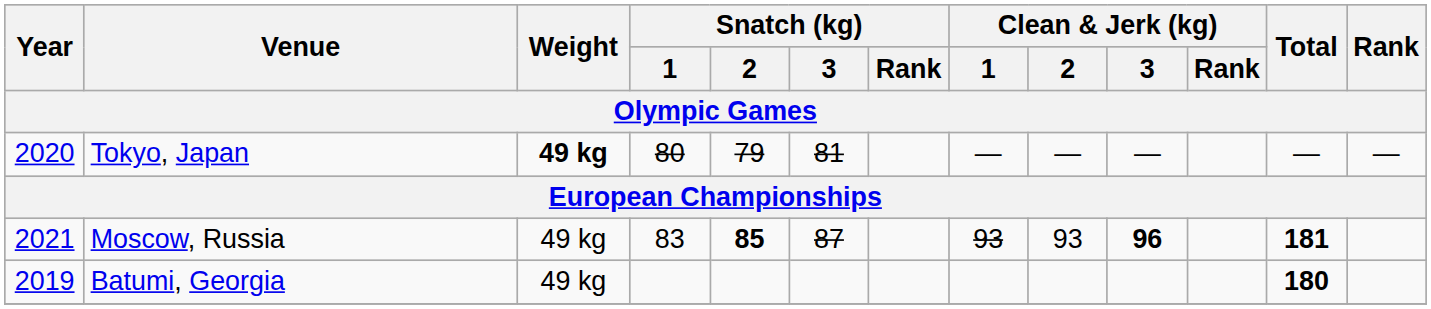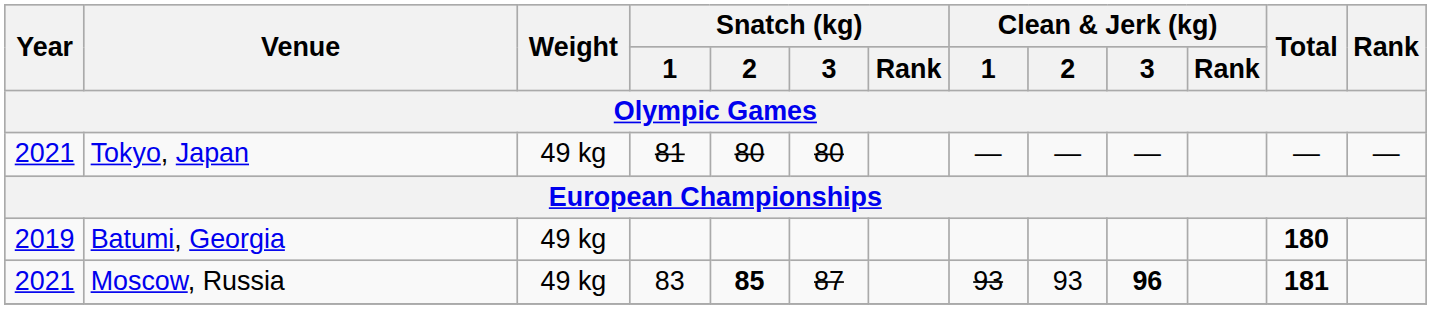(45, 153) 2020 -> (45, 153) 2021
(573, 153) bold -> (573, 153) normal
(670, 153) 80 -> (670, 153) 81
(749, 153) 79 -> (749, 153) 80
(829, 153) 81 -> (829, 153) 80
rows swapped: (188, 281) <-> (188, 238)
